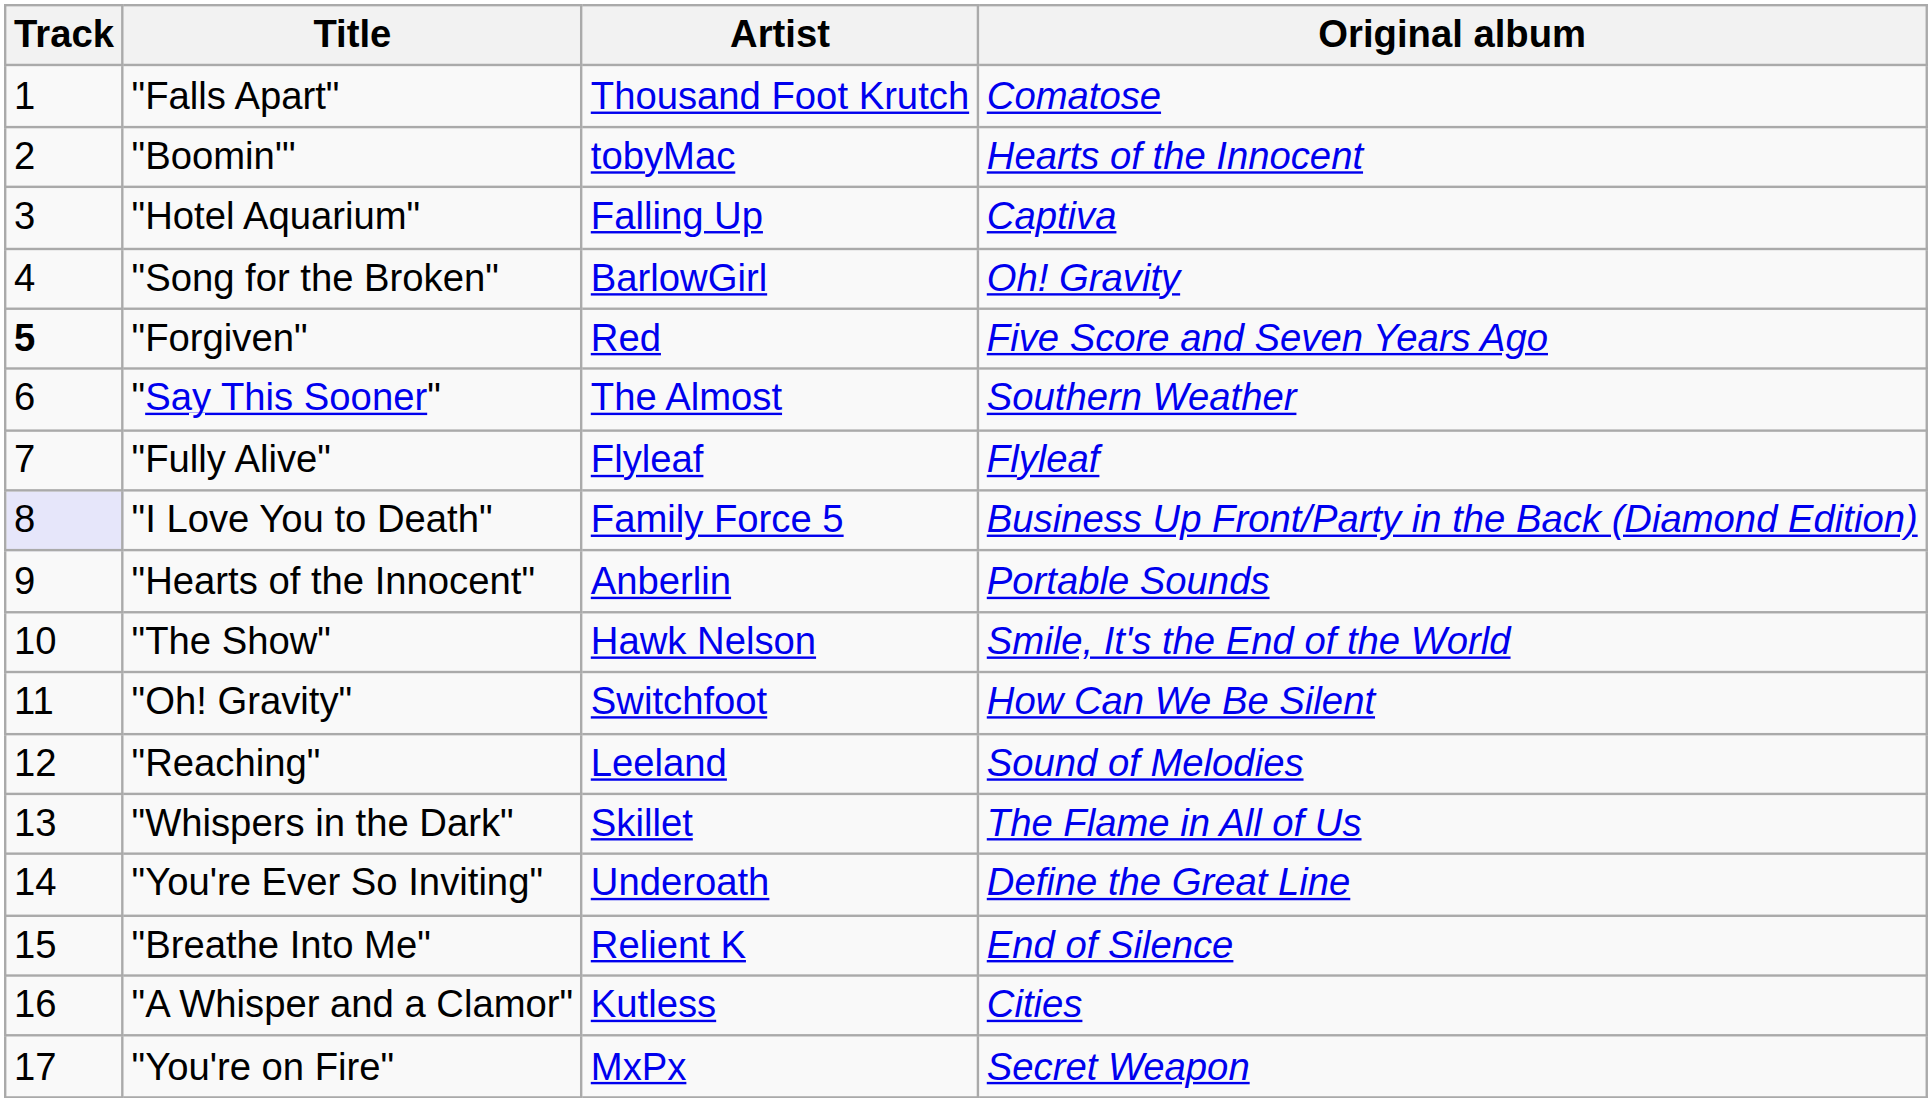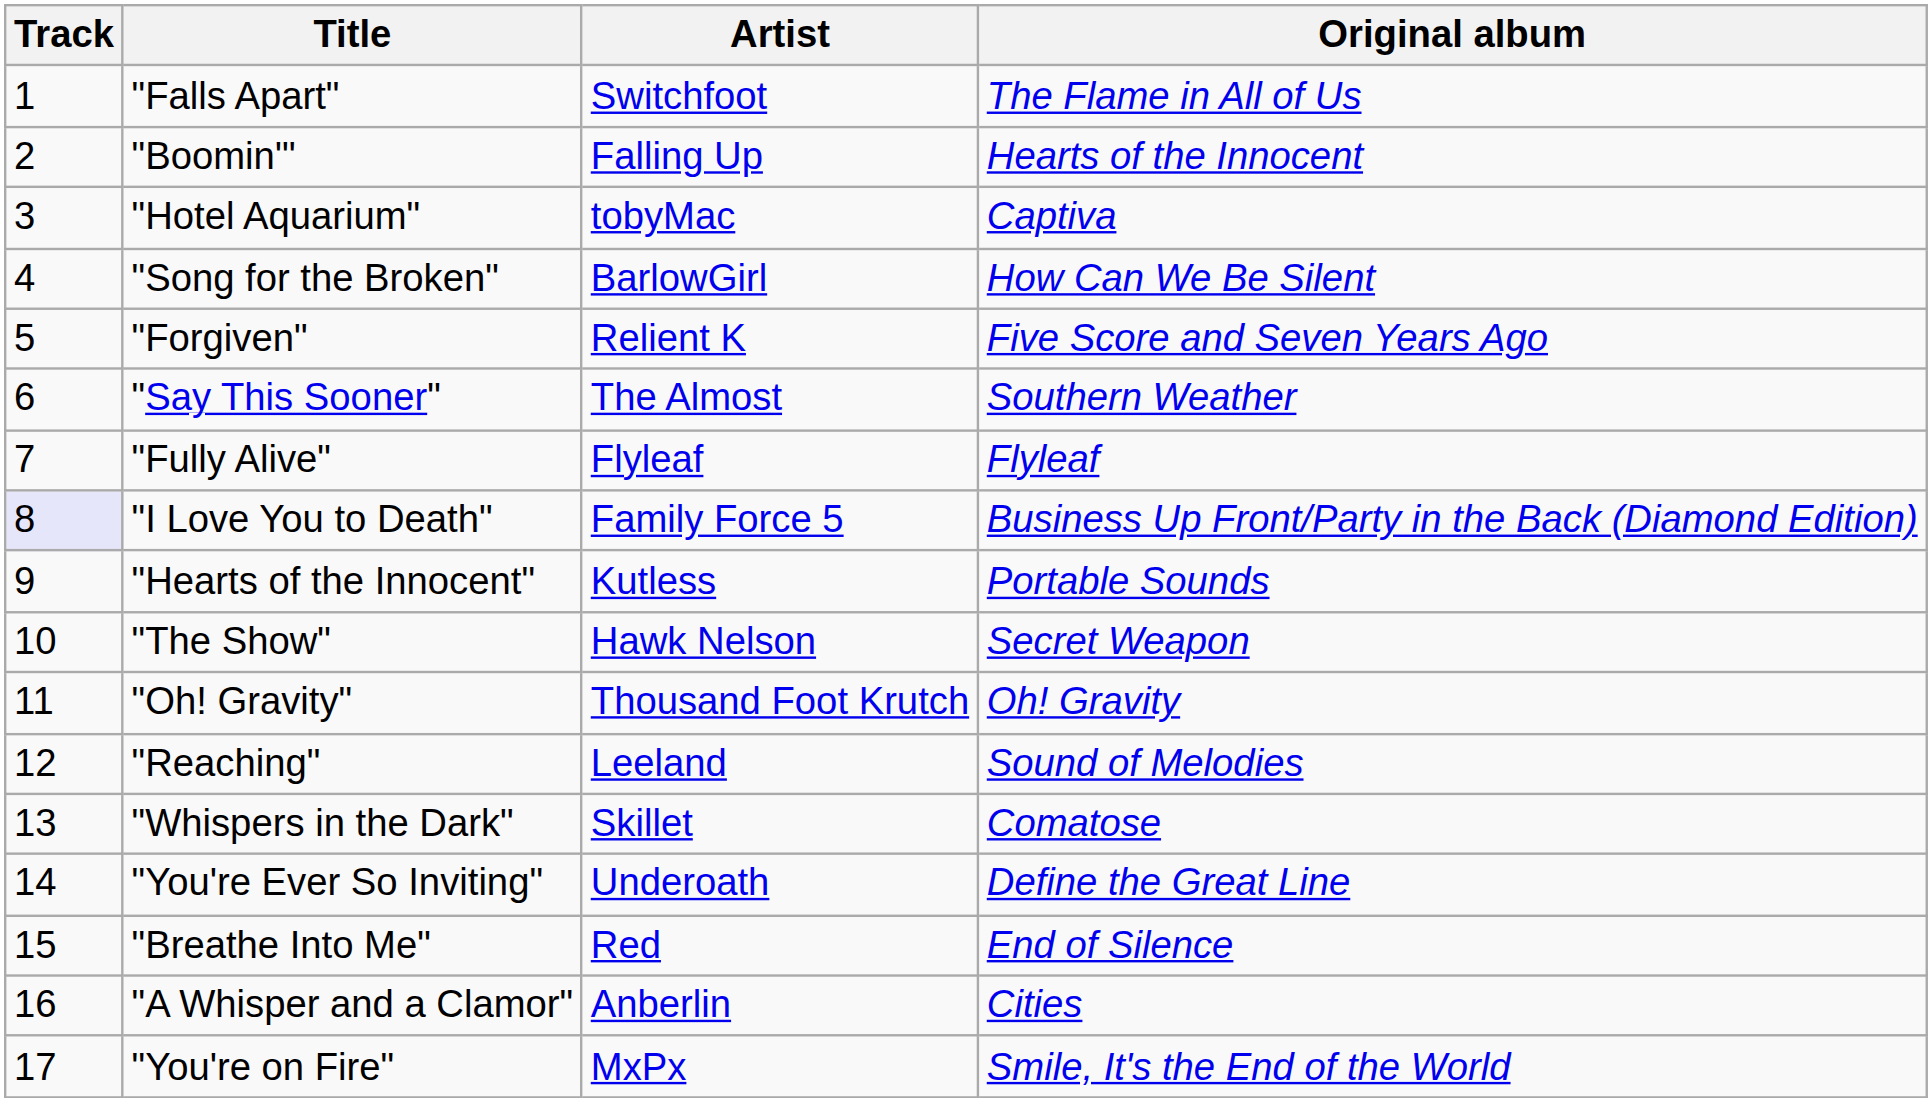(780, 95) Thousand Foot Krutch -> (679, 95) Switchfoot
(1074, 95) Comatose -> (1174, 95) The Flame in All of Us
(663, 156) tobyMac -> (677, 156) Falling Up
(677, 216) Falling Up -> (663, 216) tobyMac
(1083, 277) Oh! Gravity -> (1181, 277) How Can We Be Silent
(25, 338) bold -> (25, 338) normal
(626, 338) Red -> (668, 338) Relient K
(661, 580) Anberlin -> (653, 580) Kutless
(1249, 641) Smile, It's the End of the World -> (1118, 641) Secret Weapon
(679, 701) Switchfoot -> (780, 701) Thousand Foot Krutch
(1181, 701) How Can We Be Silent -> (1083, 701) Oh! Gravity
(1174, 823) The Flame in All of Us -> (1074, 823) Comatose
(668, 944) Relient K -> (626, 944) Red
(653, 1005) Kutless -> (661, 1005) Anberlin
(1118, 1065) Secret Weapon -> (1249, 1065) Smile, It's the End of the World
